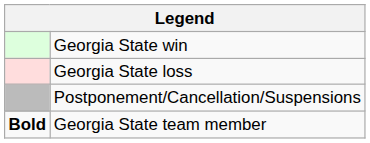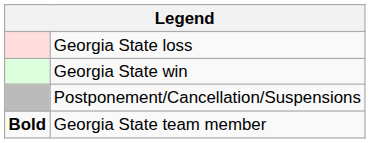rows swapped: (121, 45) <-> (123, 72)
